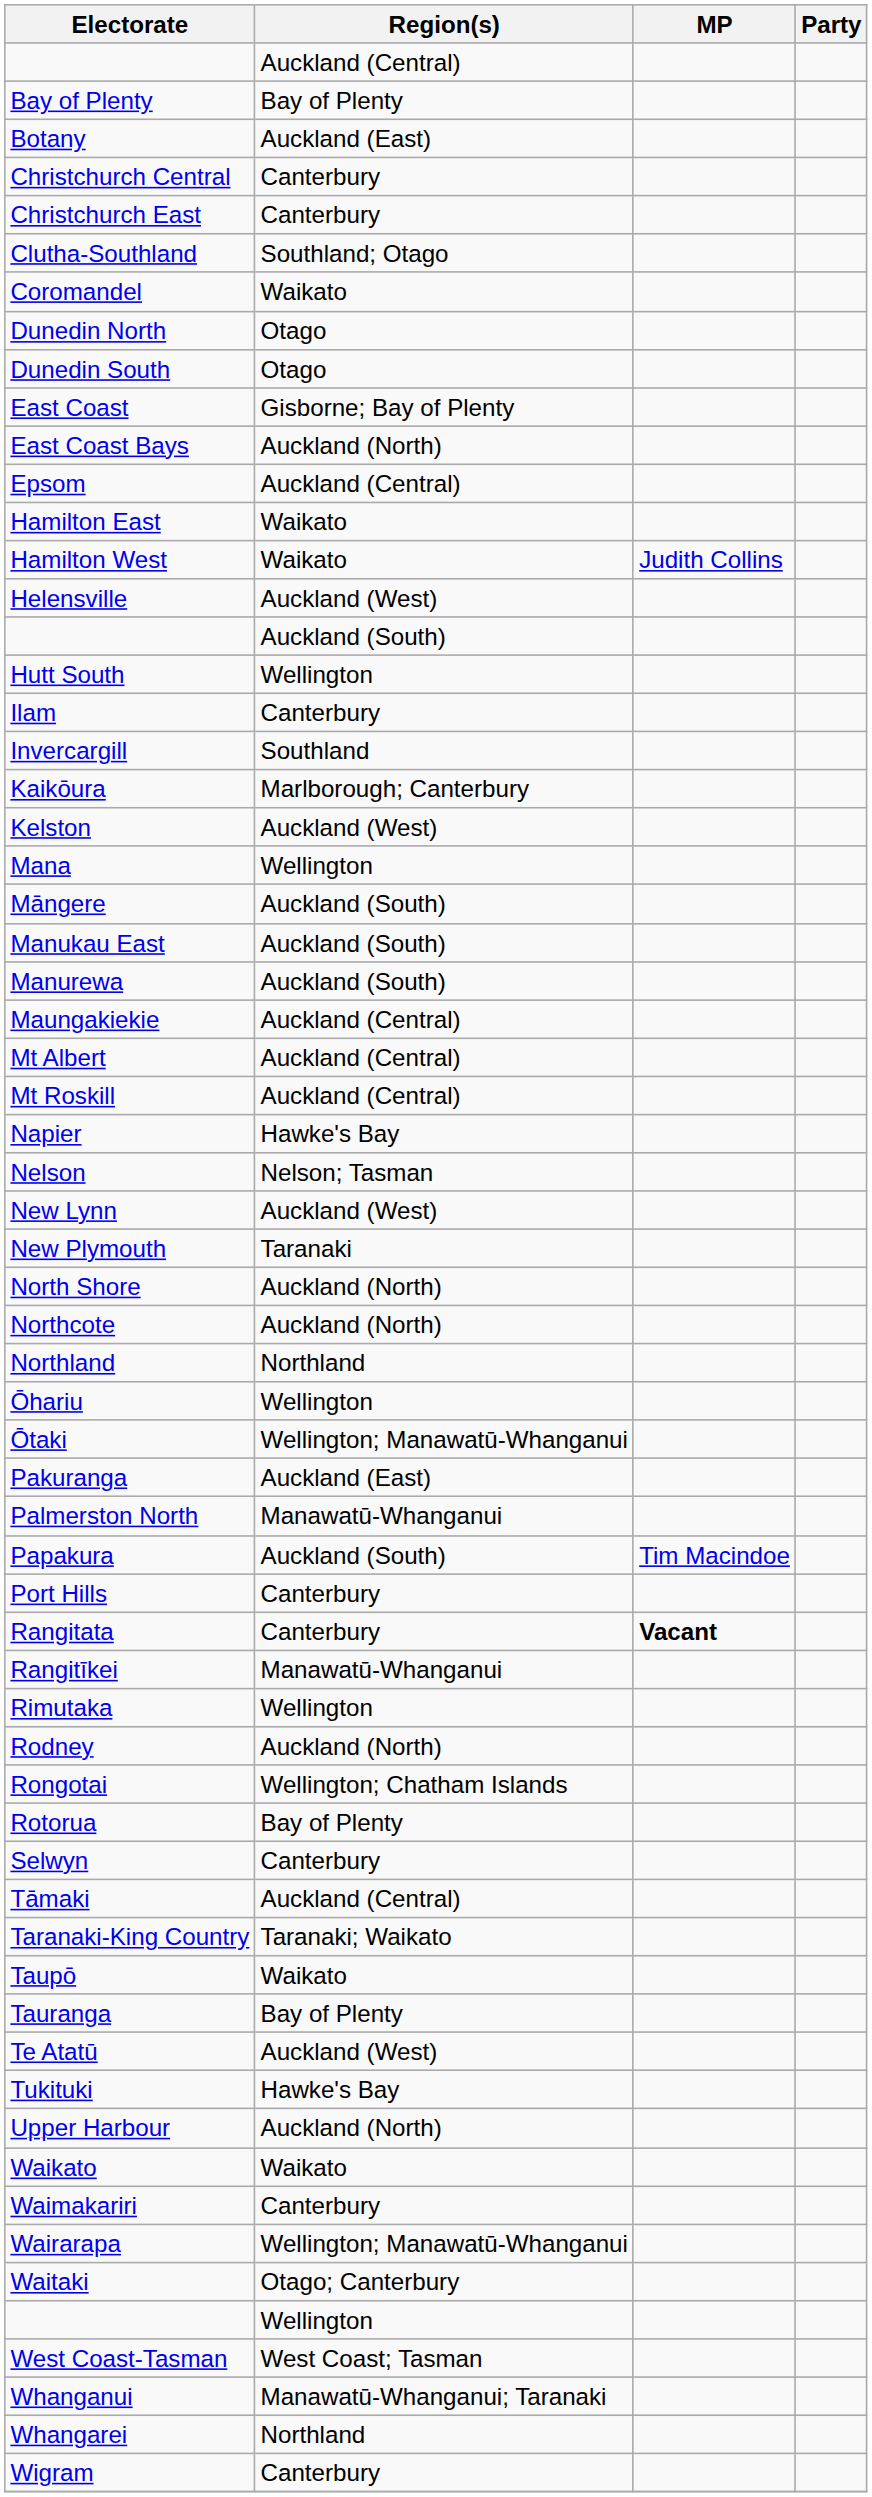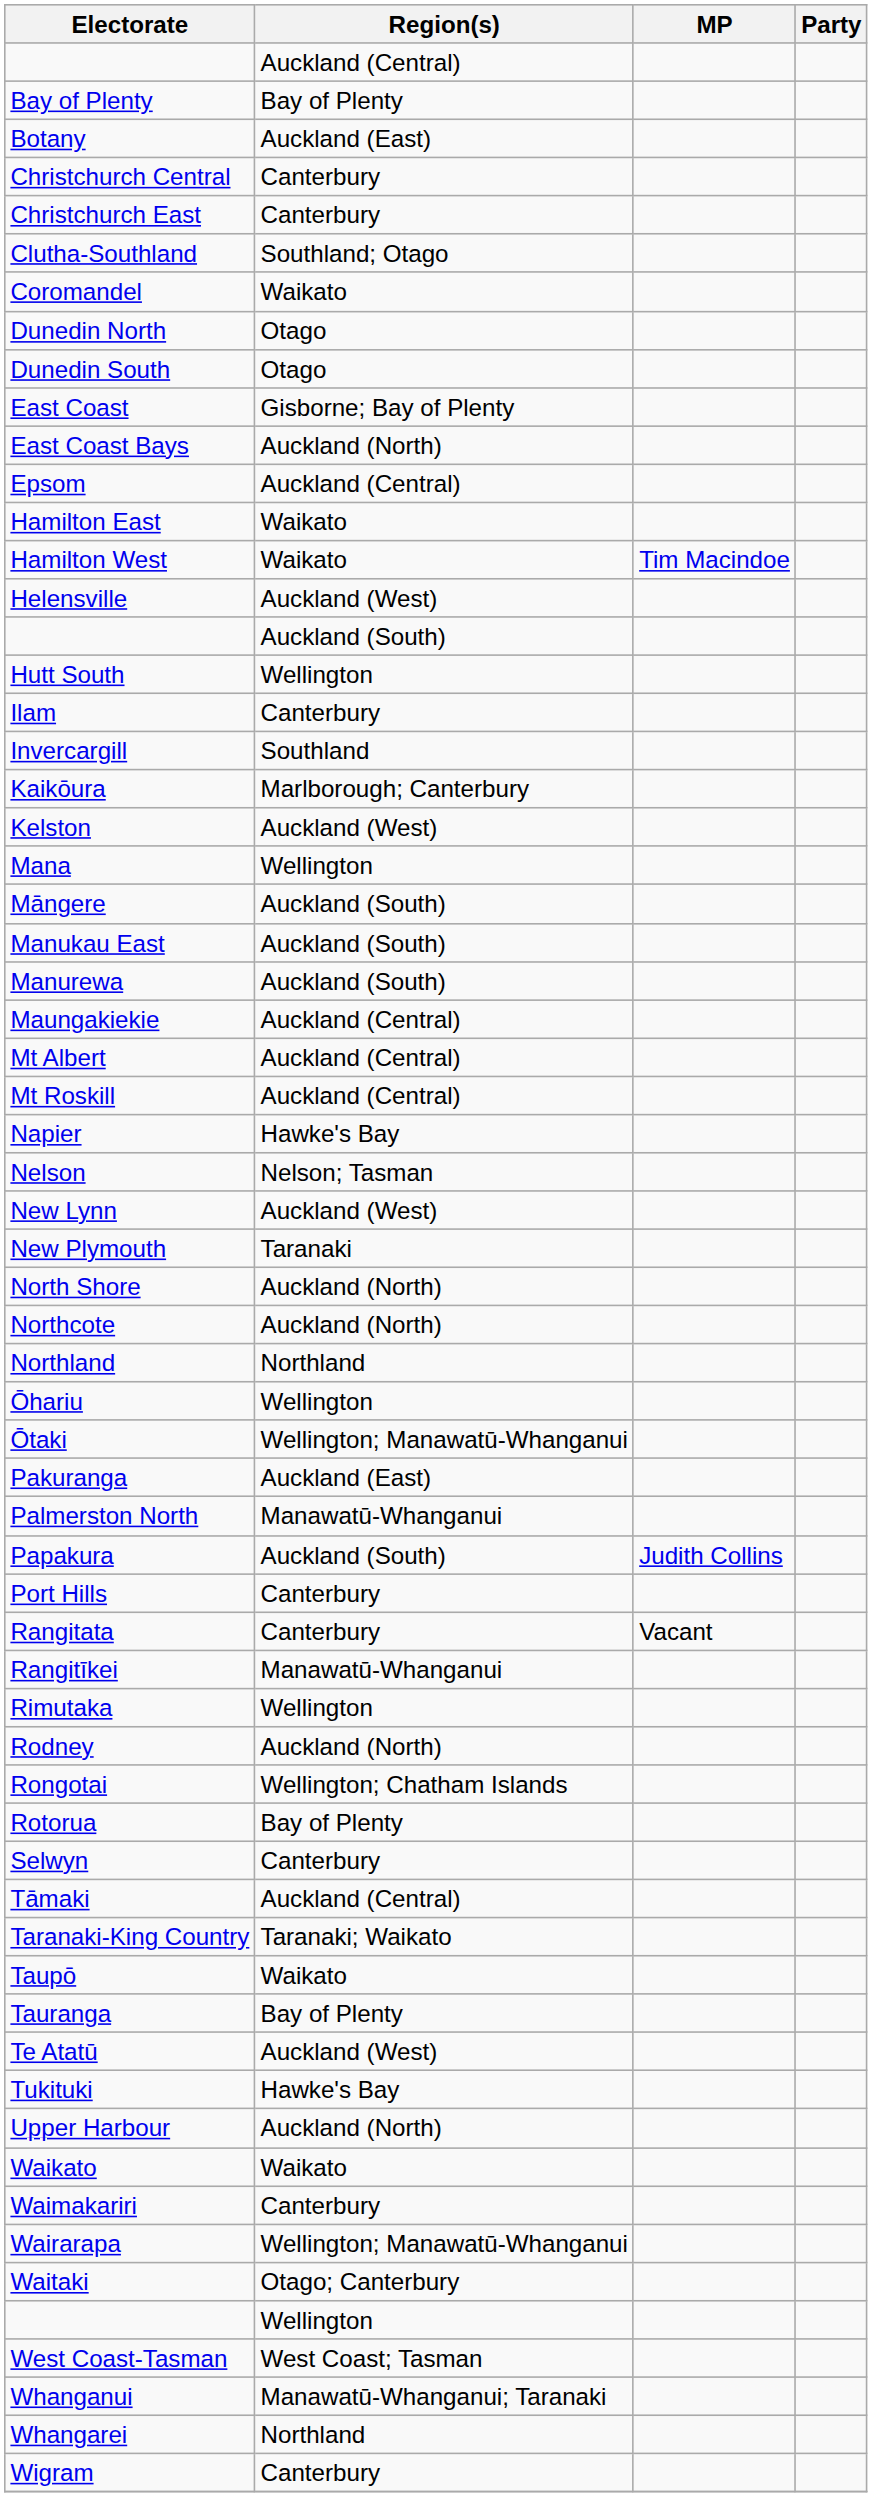(711, 560) Judith Collins -> (715, 560) Tim Macindoe
(715, 1554) Tim Macindoe -> (711, 1554) Judith Collins
(678, 1631) bold -> (676, 1631) normal
